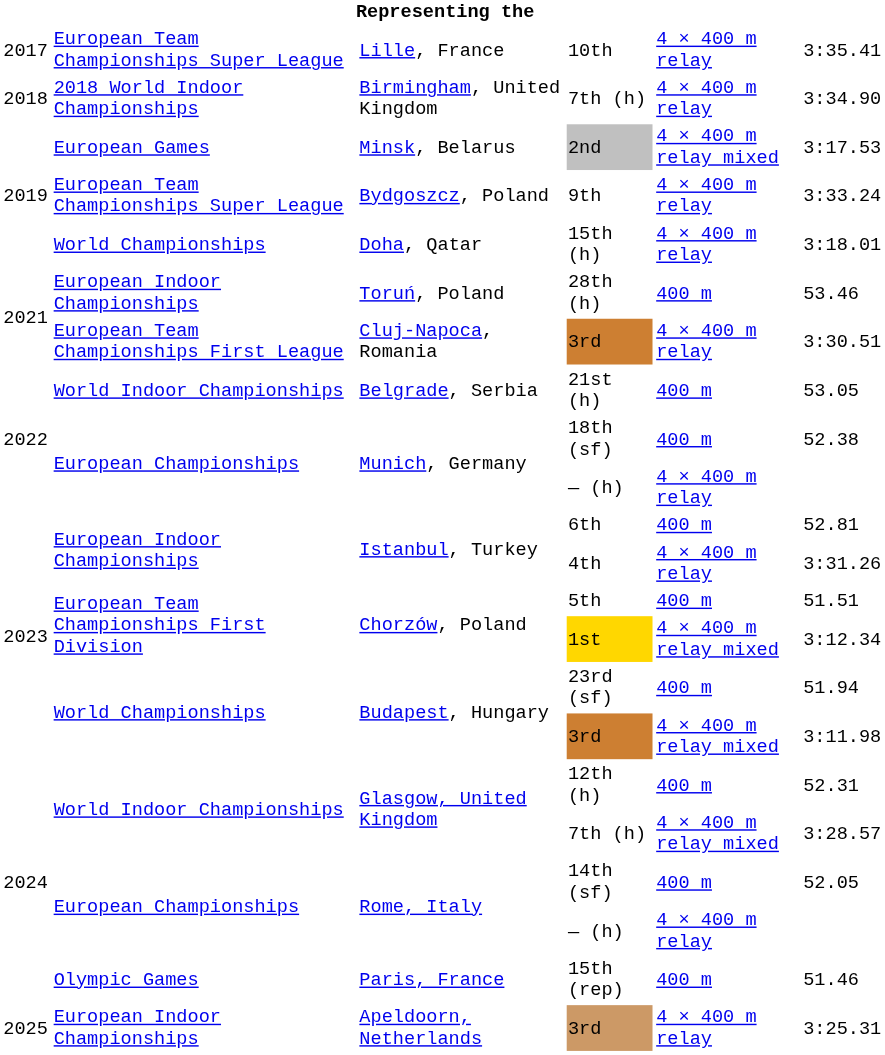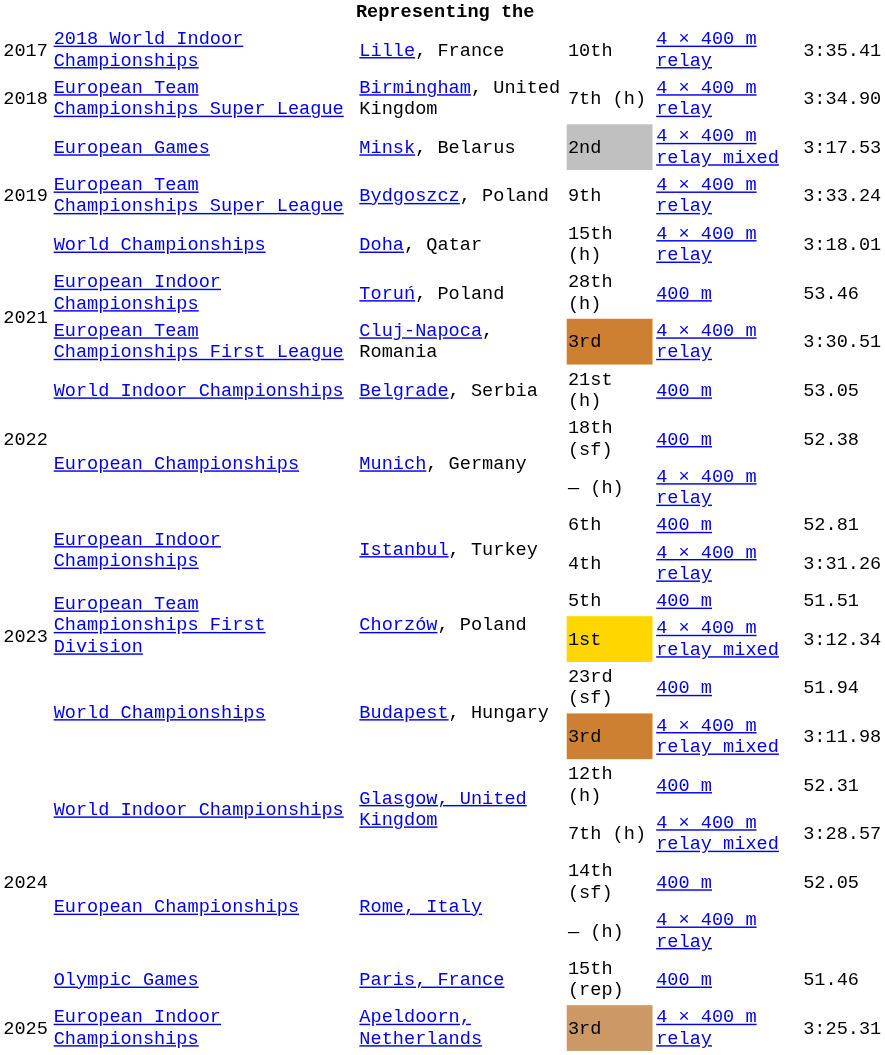(199, 50) European Team Championships Super League -> (148, 50) 2018 World Indoor Championships
(148, 99) 2018 World Indoor Championships -> (199, 99) European Team Championships Super League
